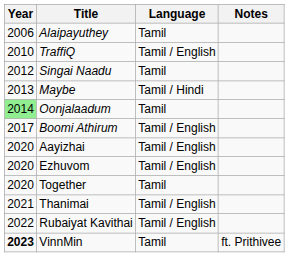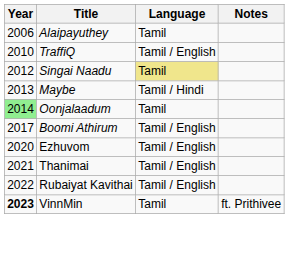(152, 71) no background -> (152, 71) khaki background
- row: (62, 147)
- row: (63, 185)
